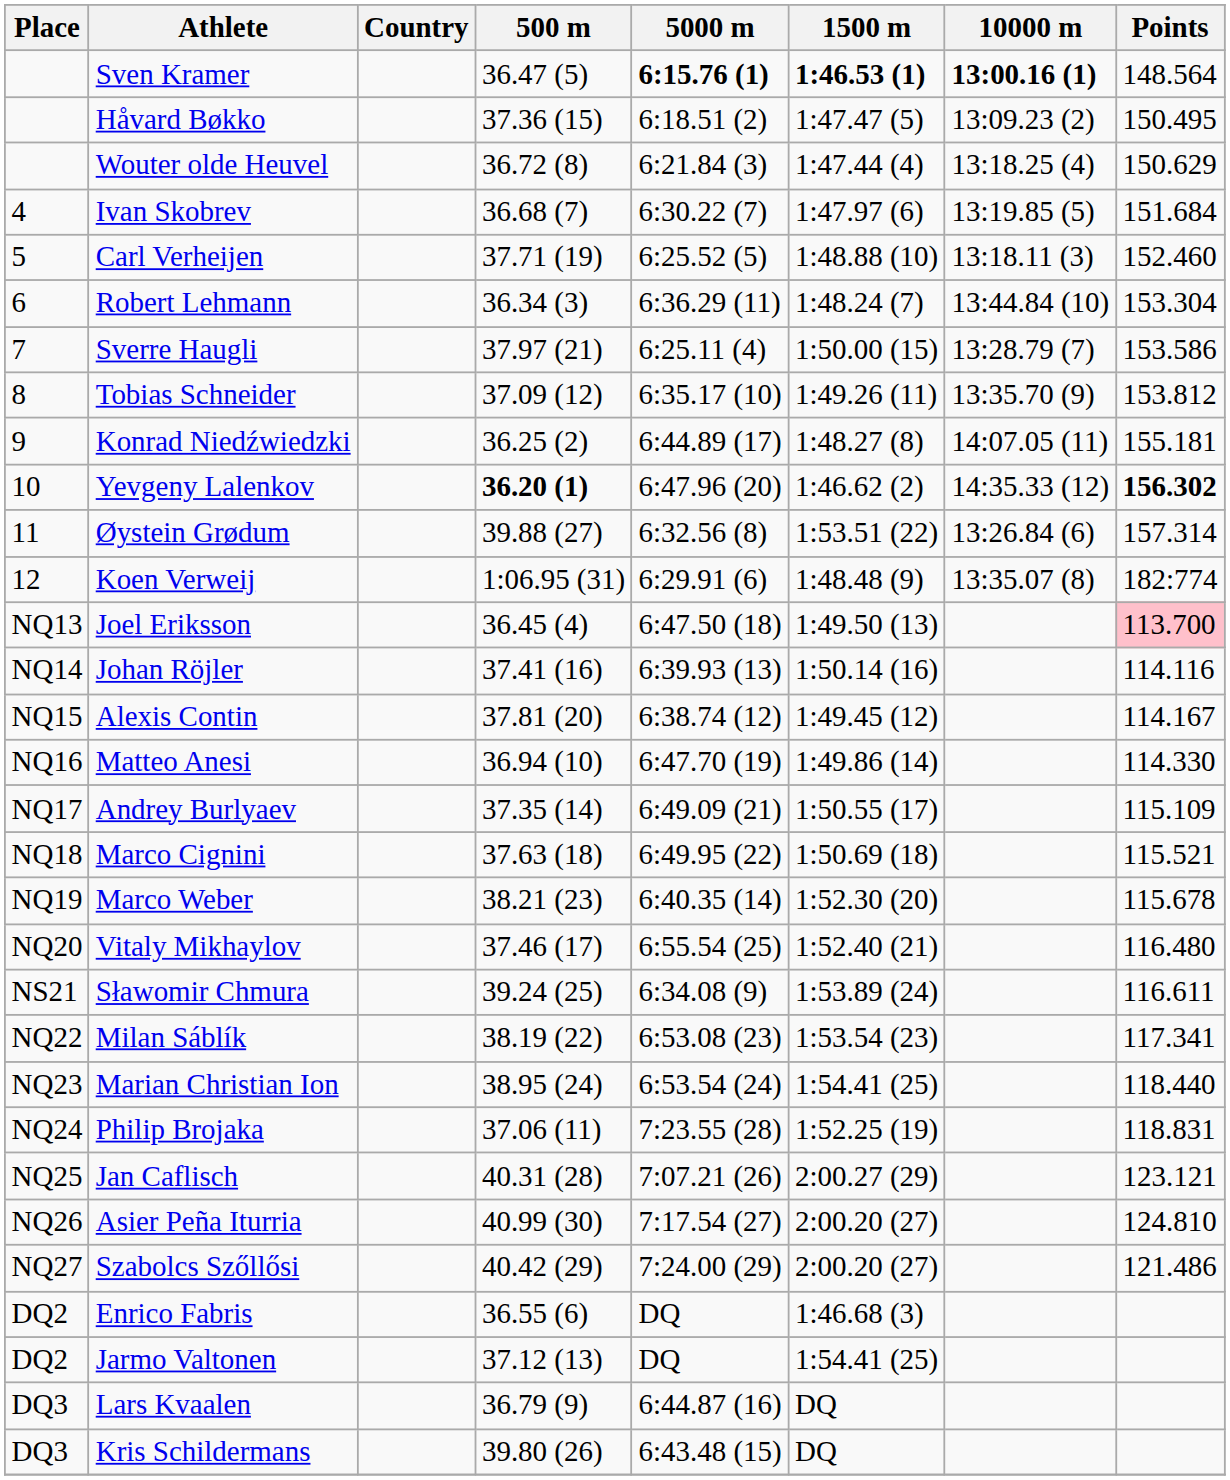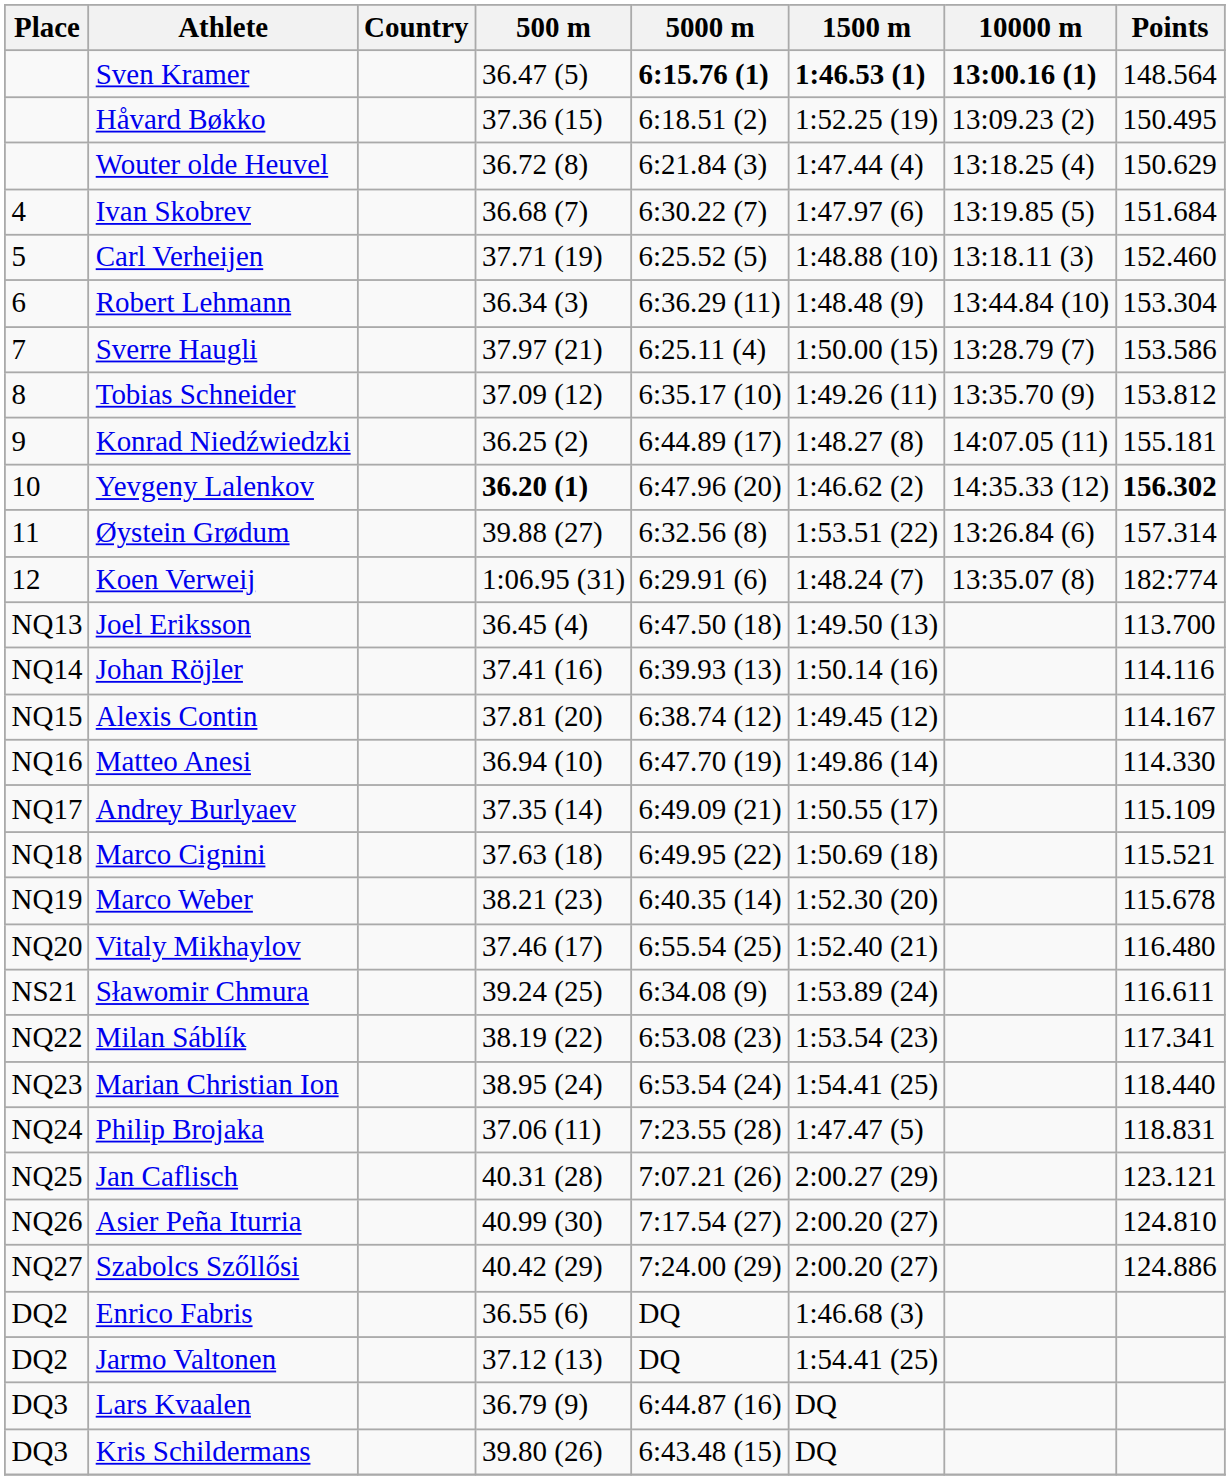(859, 119) 1:47.47 (5) -> (867, 119) 1:52.25 (19)
(859, 303) 1:48.24 (7) -> (859, 303) 1:48.48 (9)
(859, 578) 1:48.48 (9) -> (859, 578) 1:48.24 (7)
(1169, 624) pink background -> (1169, 624) no background
(867, 1129) 1:52.25 (19) -> (859, 1129) 1:47.47 (5)
(1170, 1267) 121.486 -> (1170, 1267) 124.886
